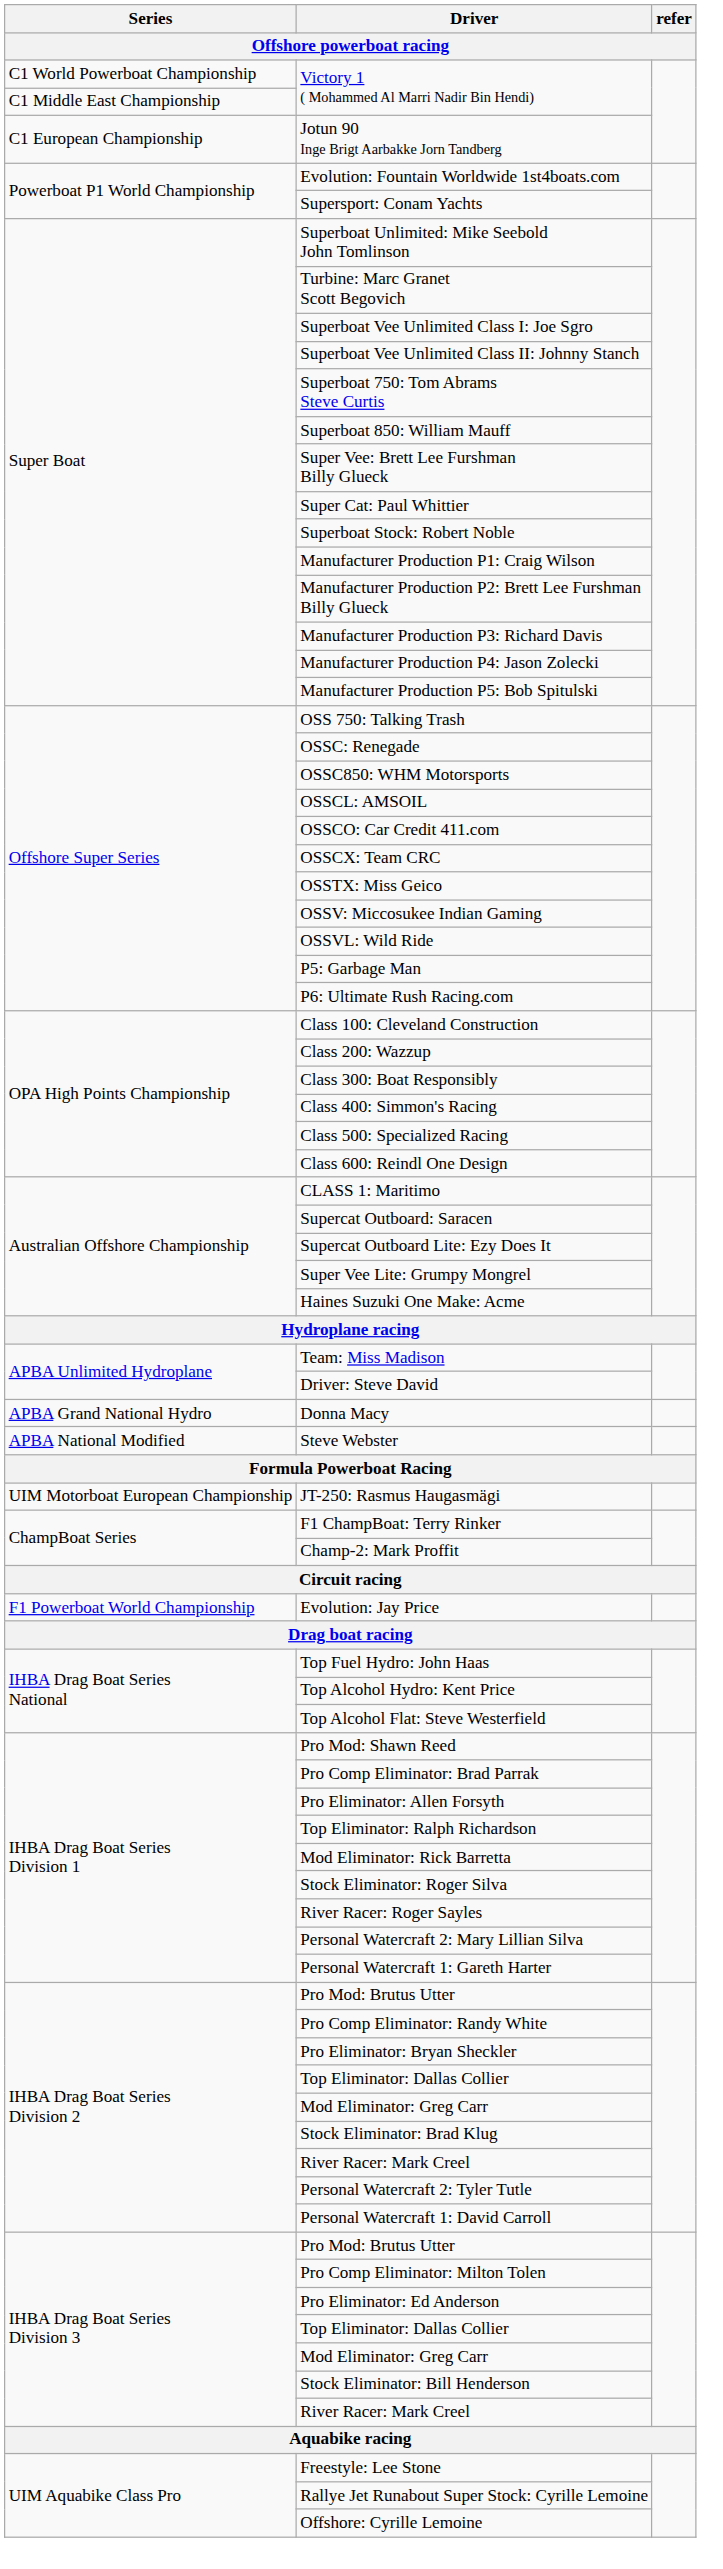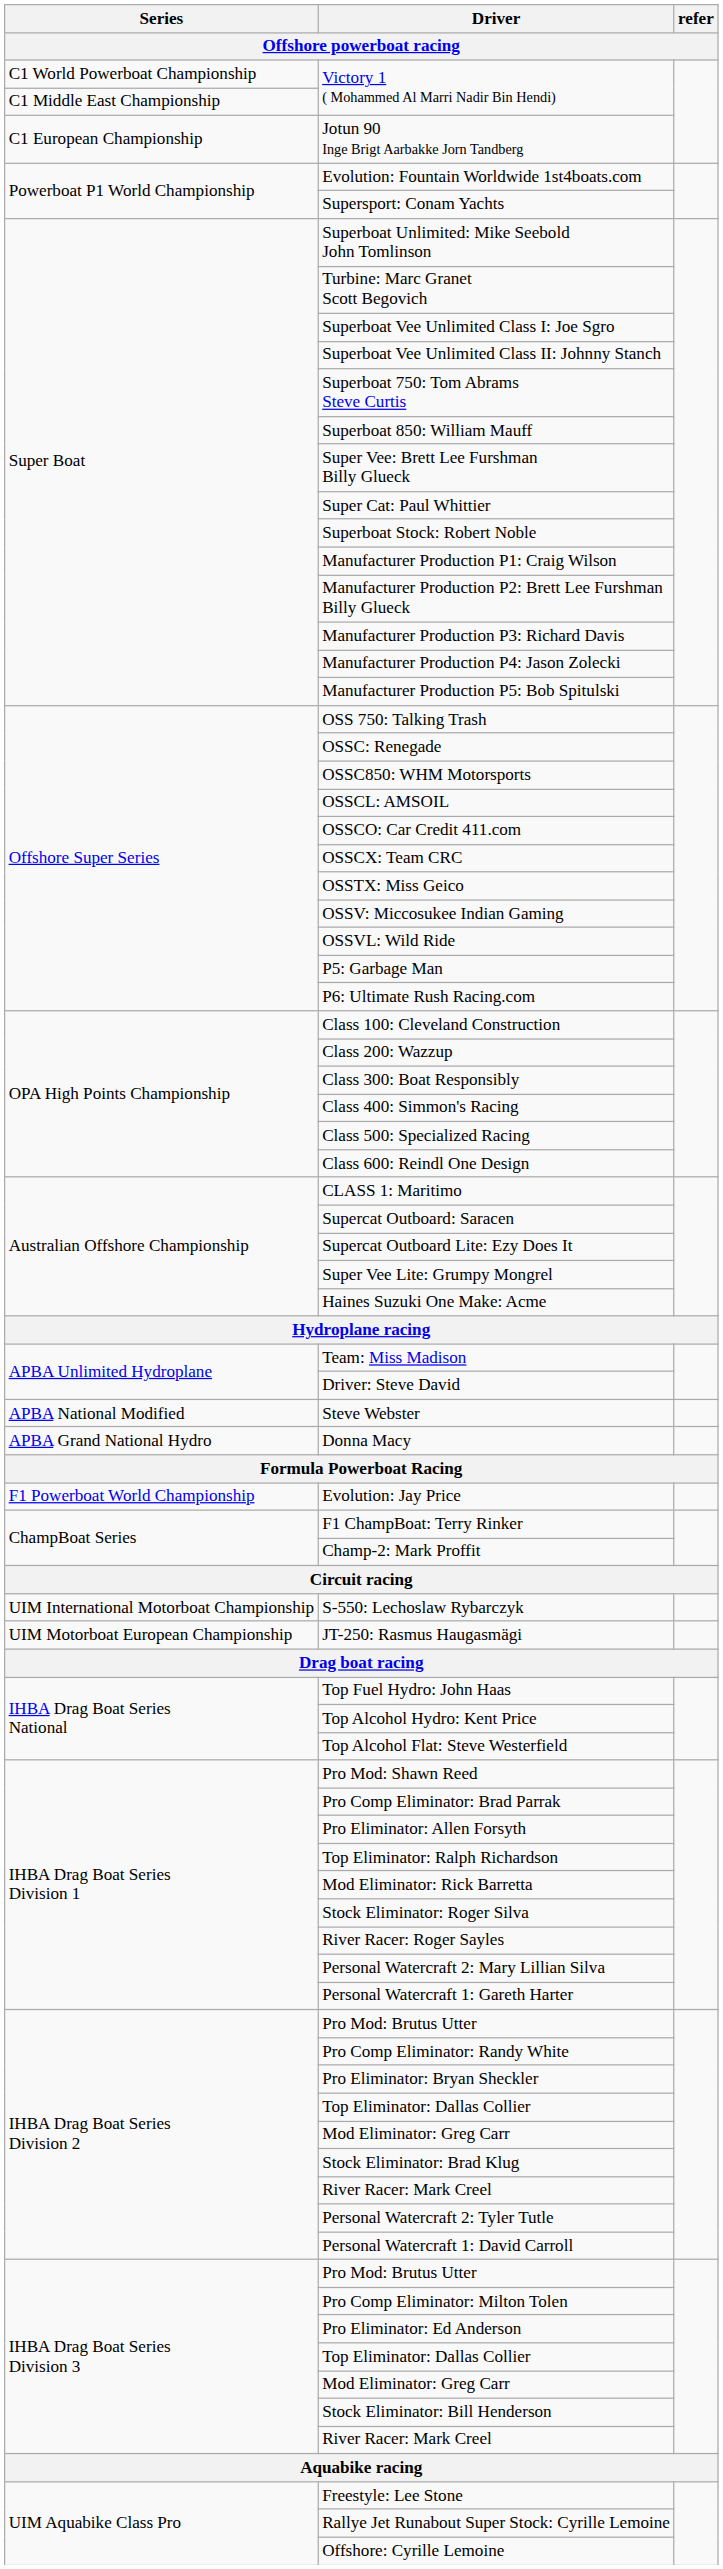rows swapped: (110, 1412) <-> (97, 1440)
rows swapped: (132, 1607) <-> (150, 1496)
+ row: (161, 1607)
